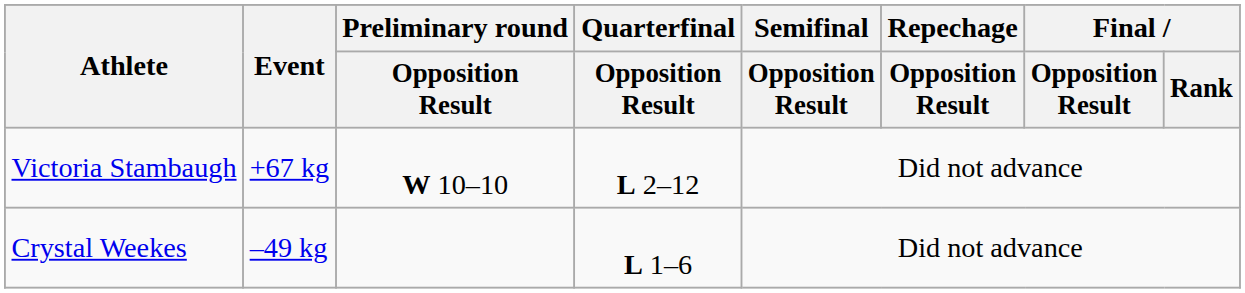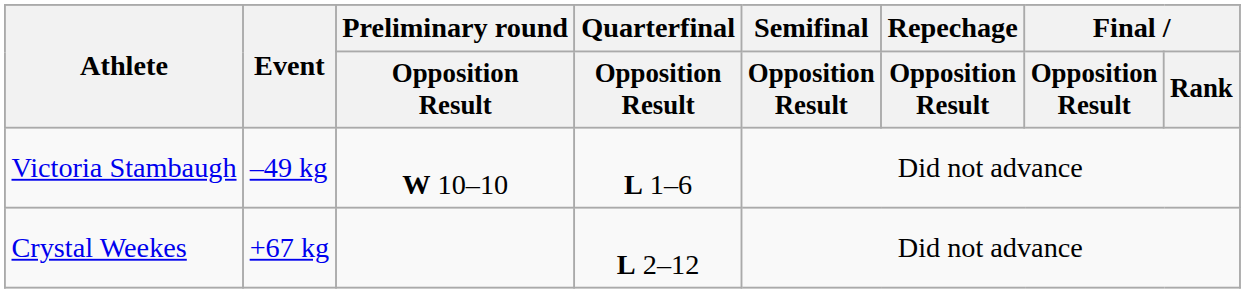(289, 167) +67 kg -> (289, 167) –49 kg
(658, 183) L 2–12 -> (658, 183) L 1–6
(289, 247) –49 kg -> (289, 247) +67 kg
(658, 263) L 1–6 -> (658, 263) L 2–12
